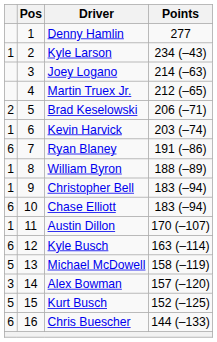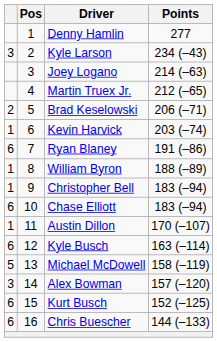(11, 53) 1 -> (11, 53) 3
(11, 303) 5 -> (11, 303) 6
